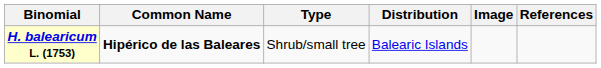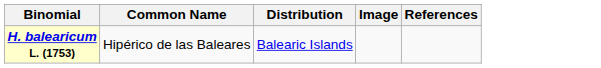- column: (316, 15)
(182, 44) bold -> (177, 44) normal
